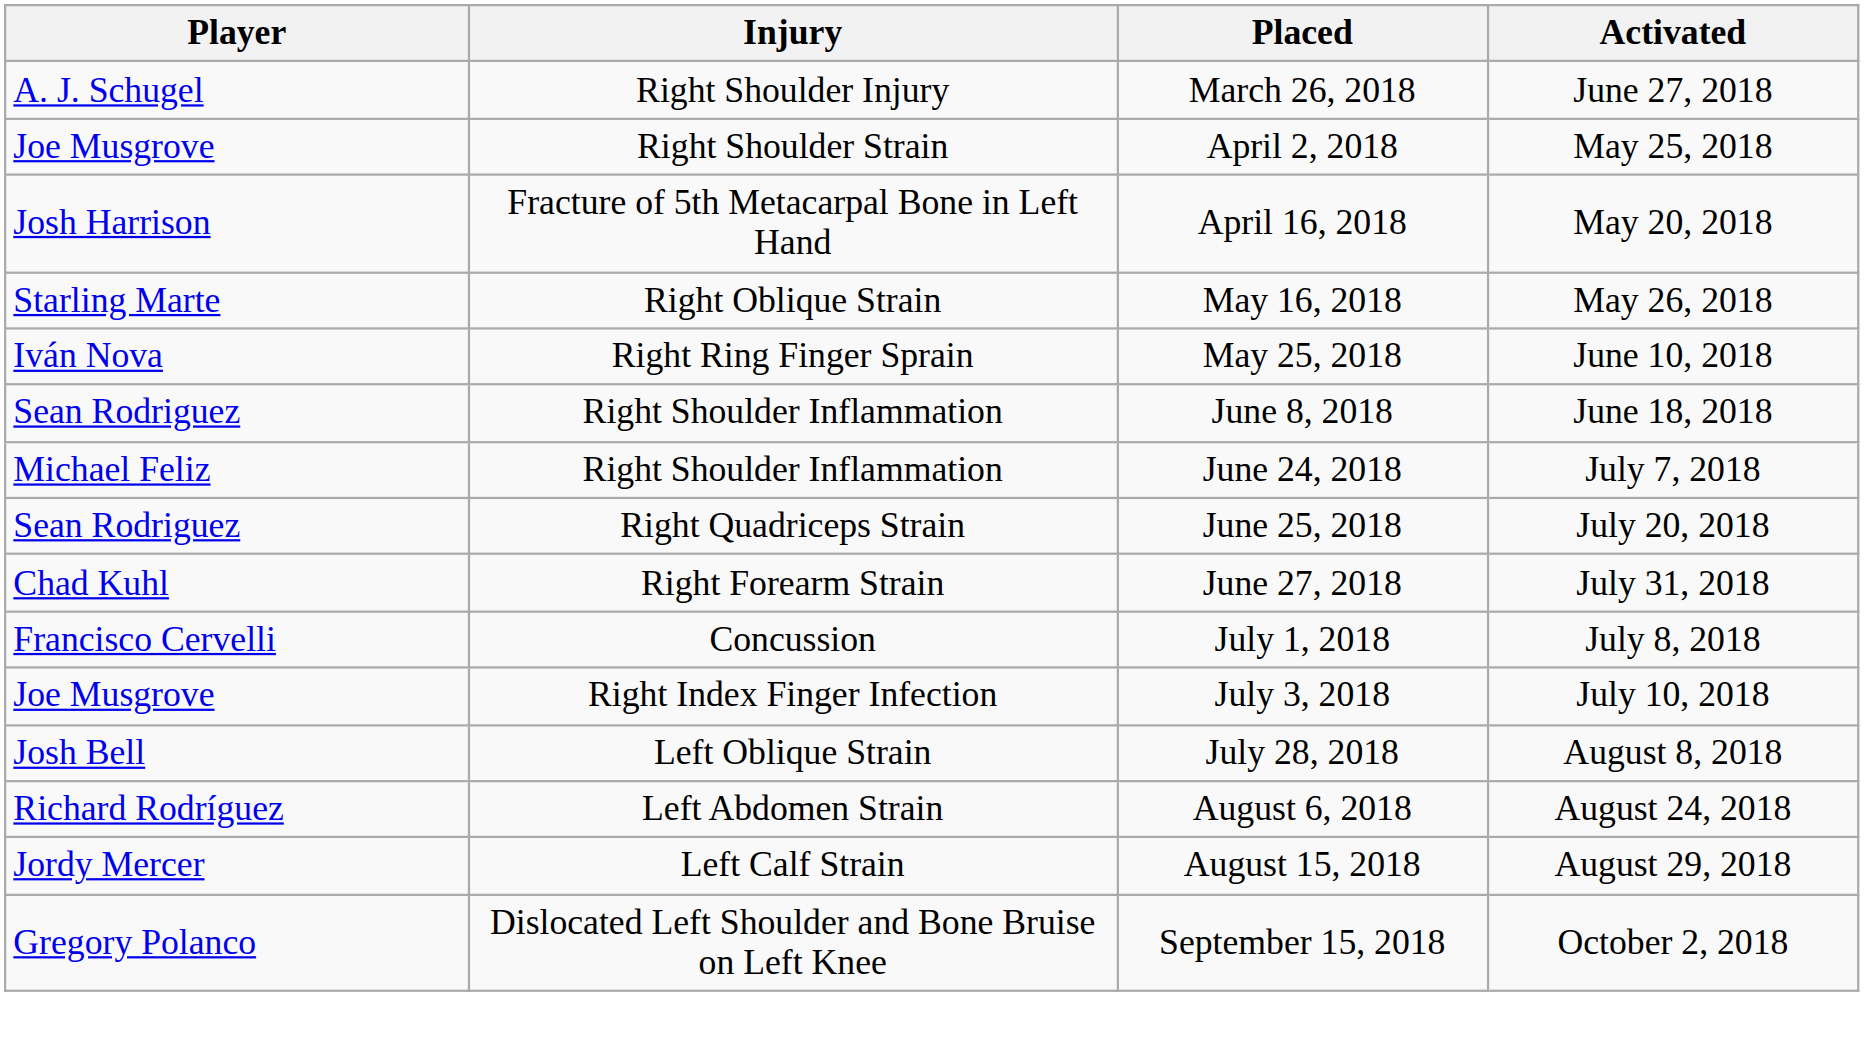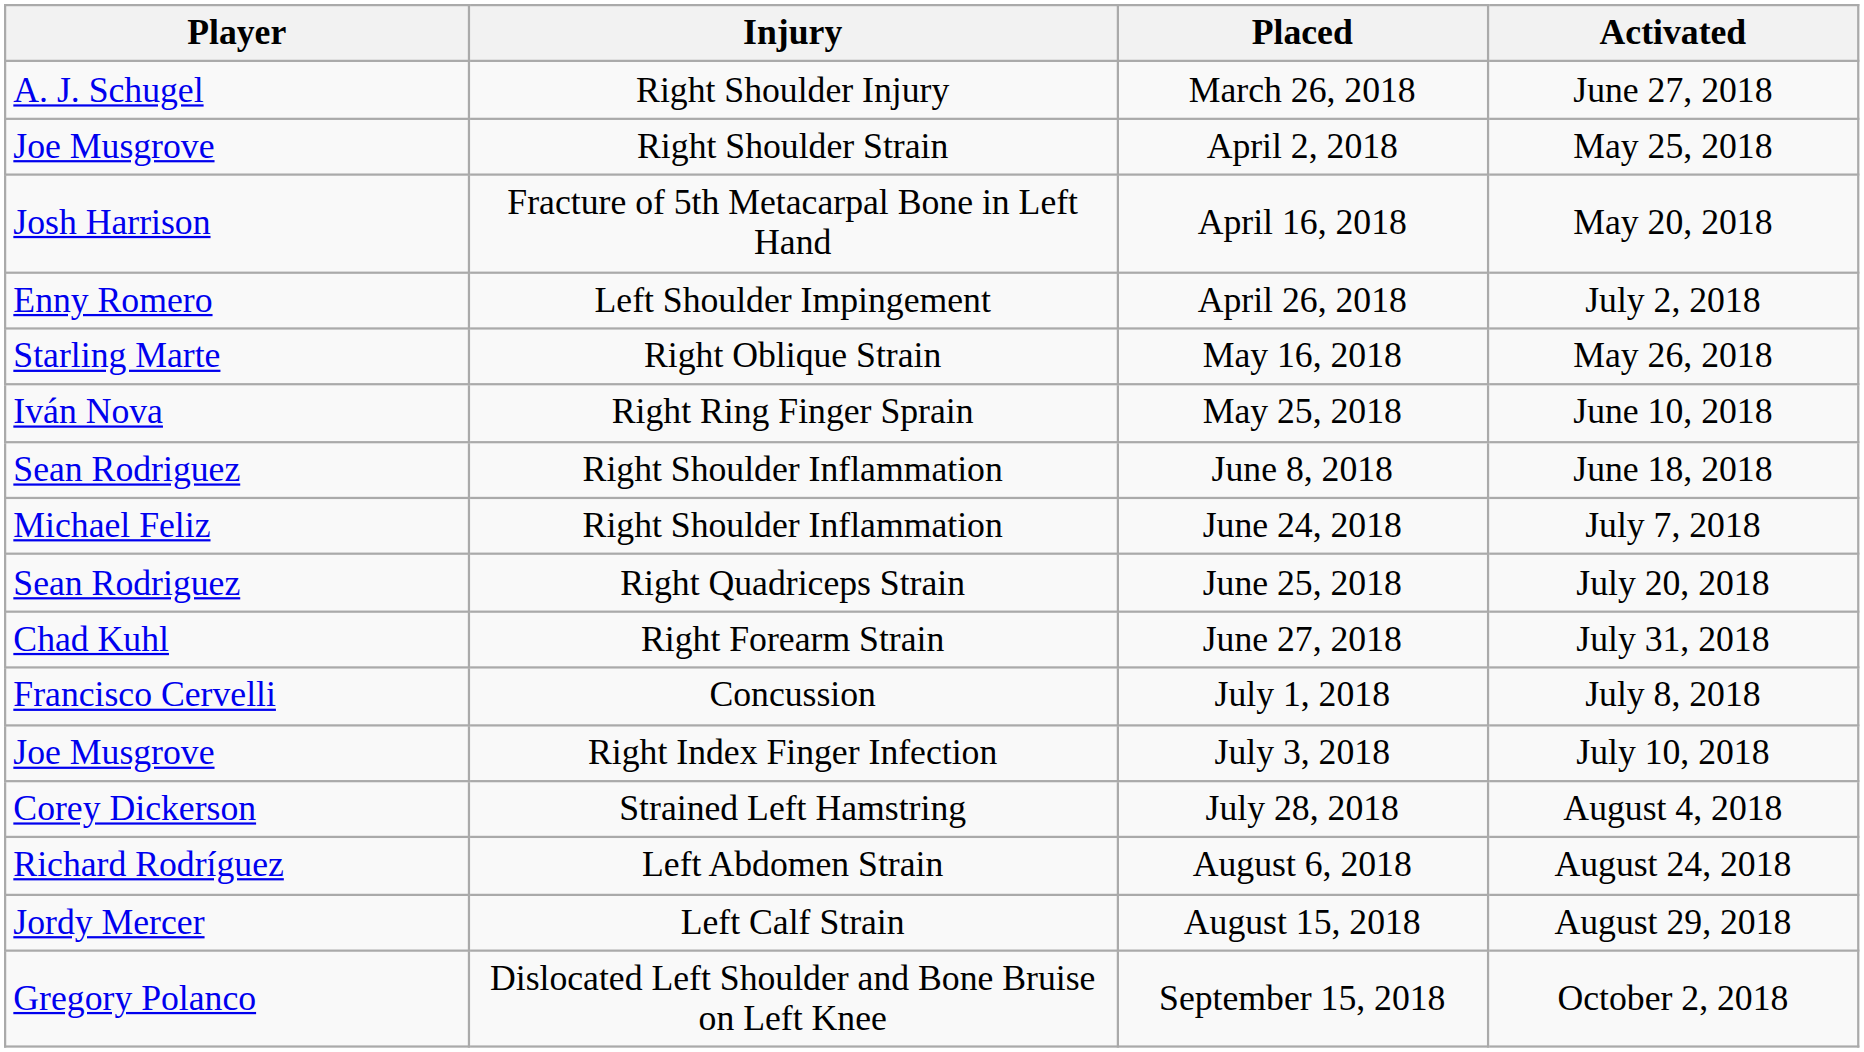+ row: (1673, 299)
- row: (1673, 751)
+ row: (1673, 808)
